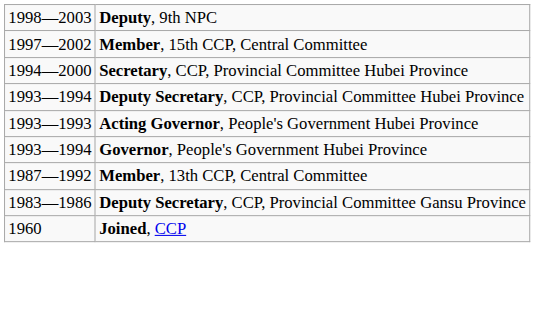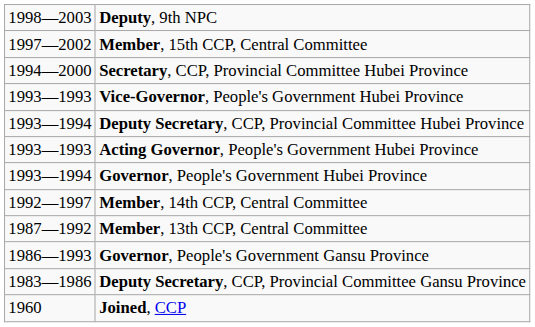+ row: (281, 96)
+ row: (233, 202)
+ row: (264, 255)
